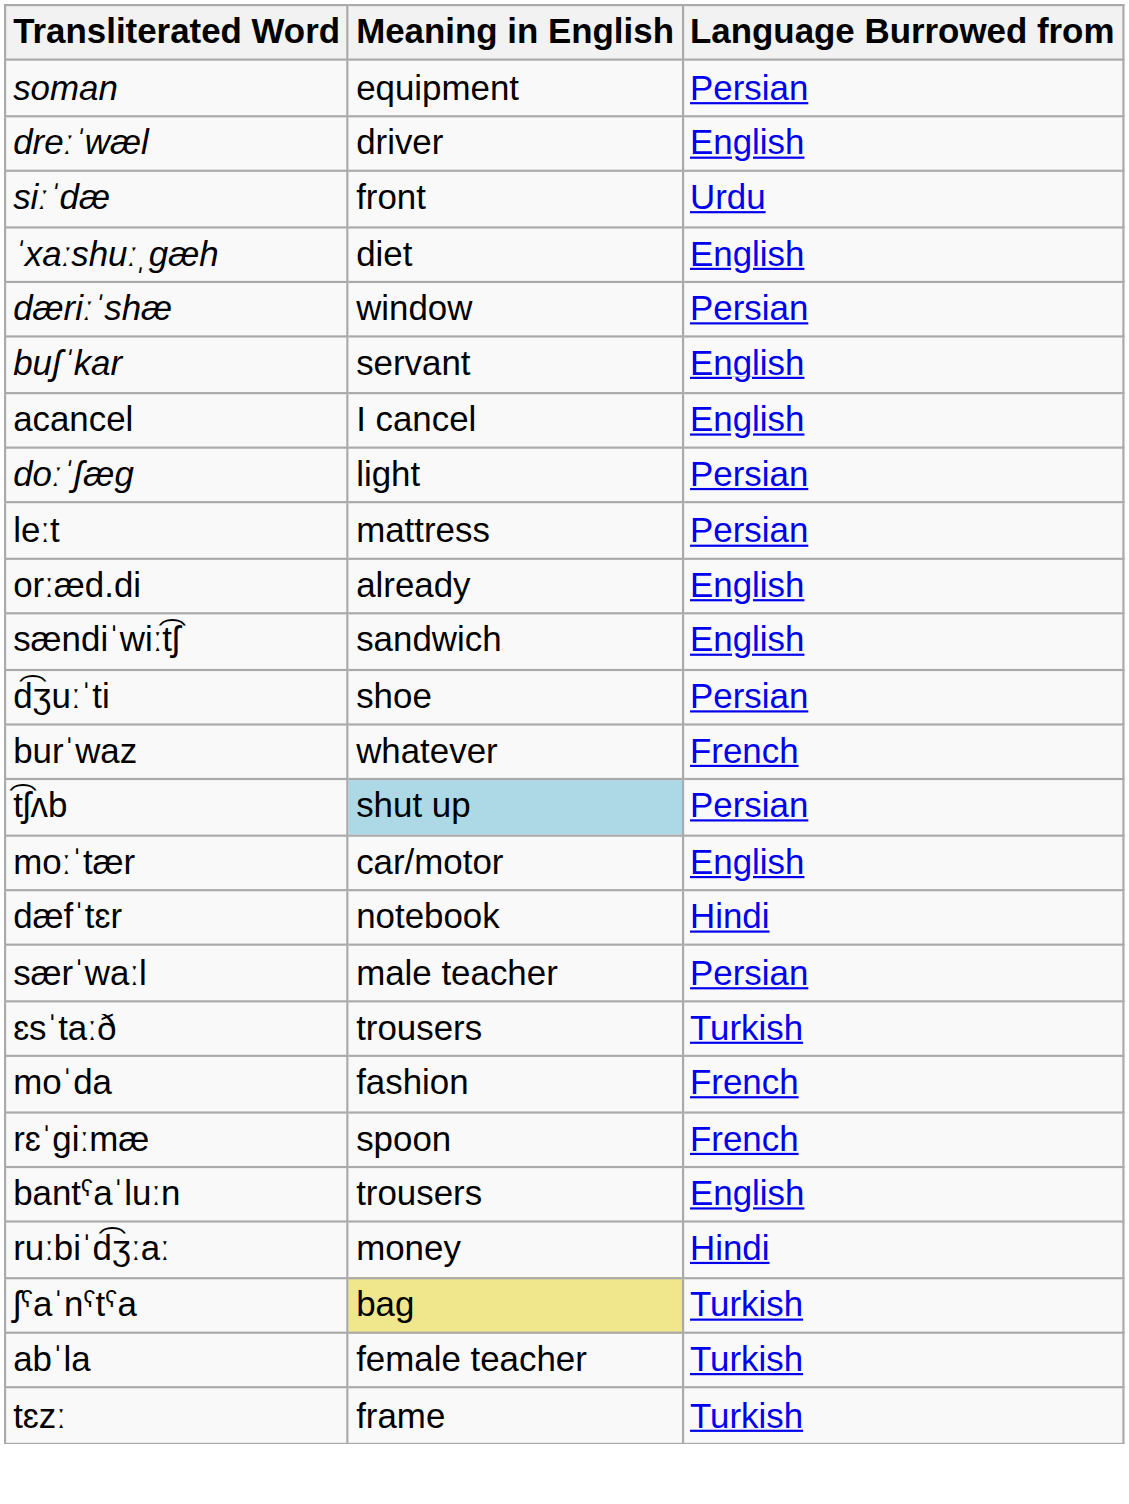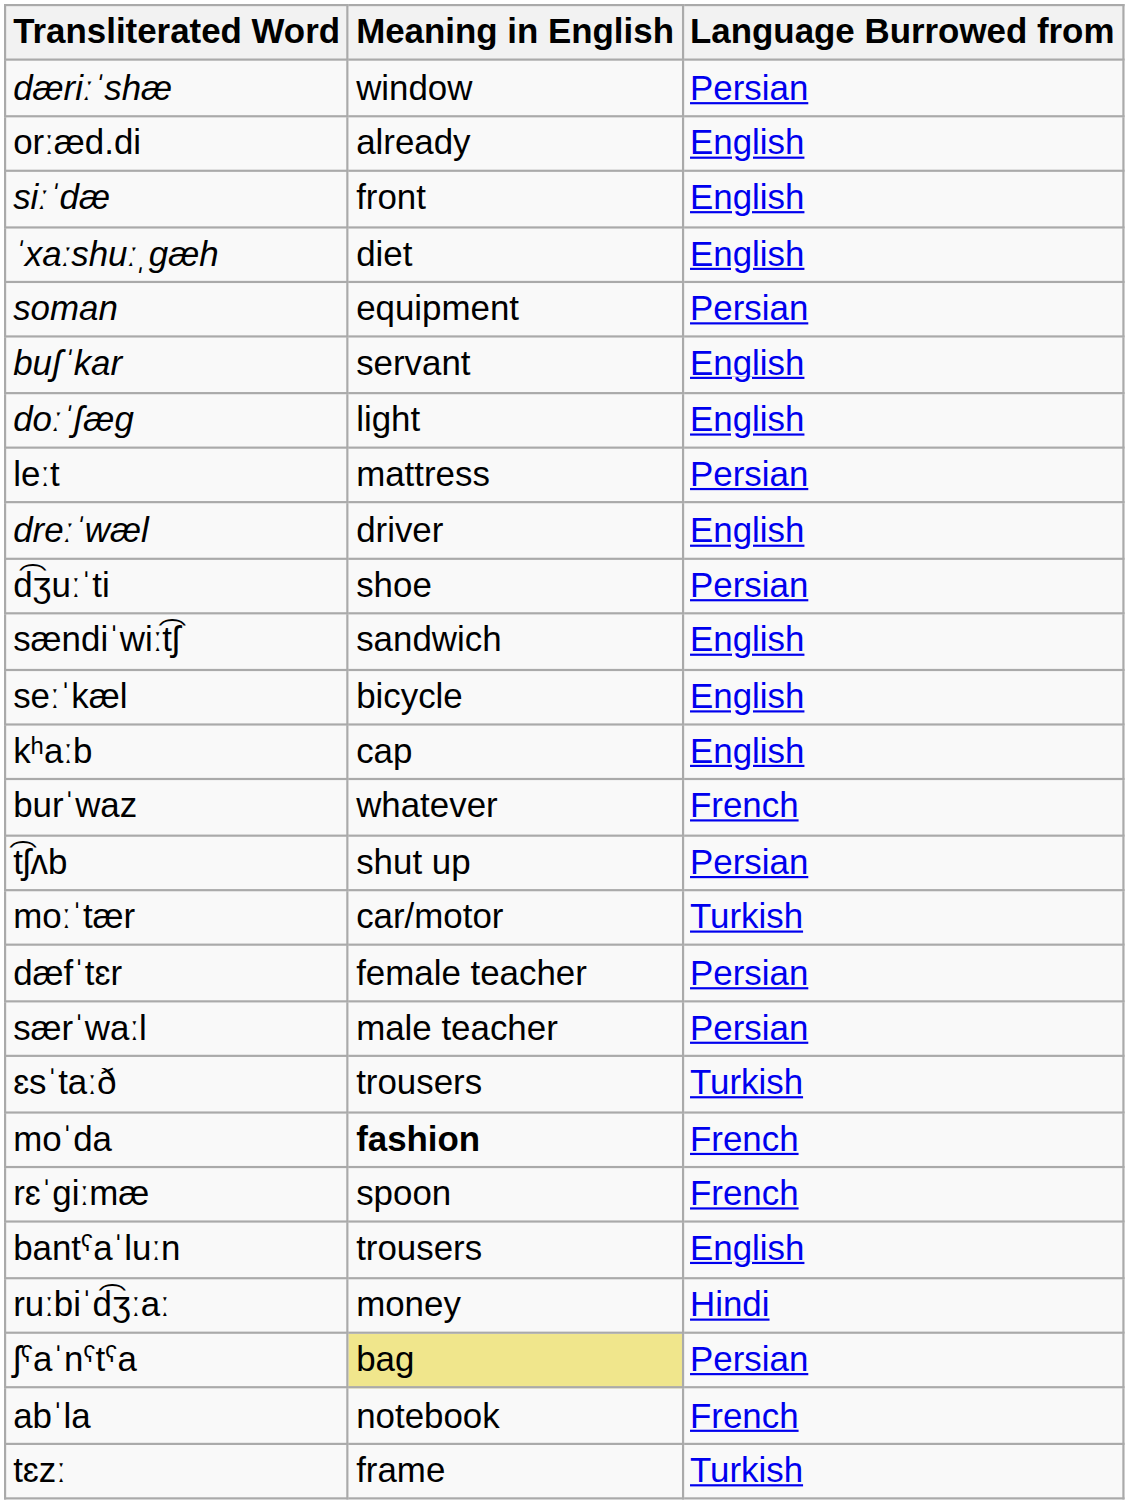rows swapped: (65, 87) <-> (93, 308)
rows swapped: (81, 142) <-> (77, 585)
(728, 198) Urdu -> (747, 198) English
- row: (73, 419)
(749, 474) Persian -> (747, 419) English
rows swapped: (96, 640) <-> (61, 695)
+ row: (70, 695)
+ row: (53, 751)
(413, 806) lightblue background -> (413, 861) no background
(747, 861) English -> (747, 917) Turkish
(428, 917) notebook -> (472, 972) female teacher
(730, 917) Hindi -> (749, 972) Persian
(412, 1083) normal -> (418, 1138) bold
(747, 1304) Turkish -> (749, 1359) Persian
(472, 1359) female teacher -> (428, 1415) notebook
(747, 1359) Turkish -> (744, 1415) French
